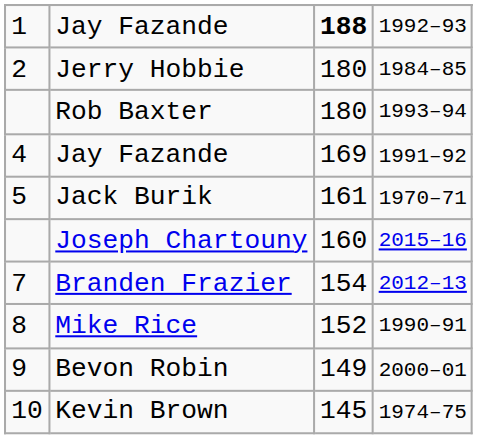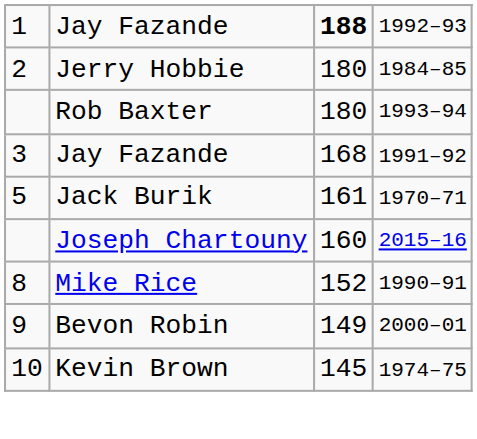(19, 155) 4 -> (19, 155) 3
(344, 155) 169 -> (344, 155) 168
- row: (173, 283)
